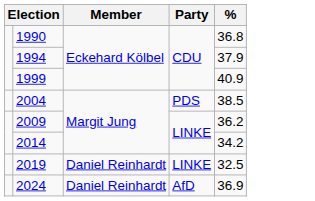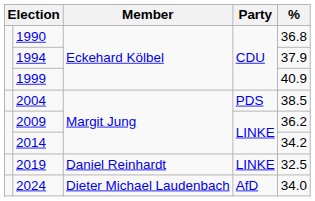(116, 185) Daniel Reinhardt -> (148, 185) Dieter Michael Laudenbach
(230, 185) 36.9 -> (294, 185) 34.0
